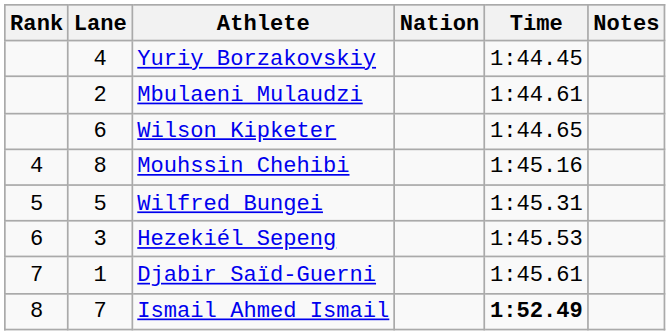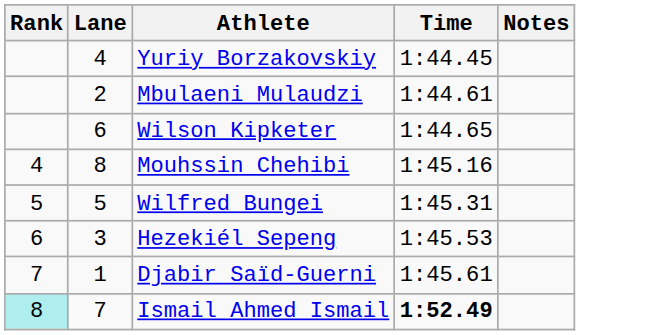- column: (440, 23)
(37, 311) no background -> (37, 311) paleturquoise background
